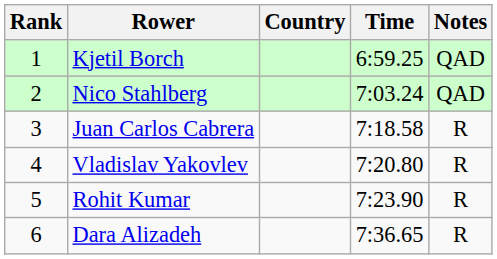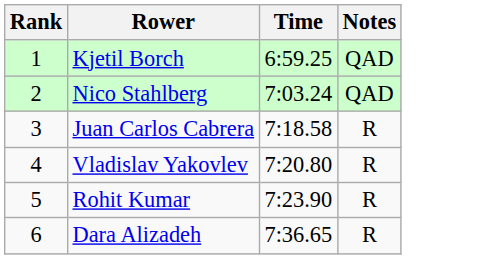- column: (305, 22)
